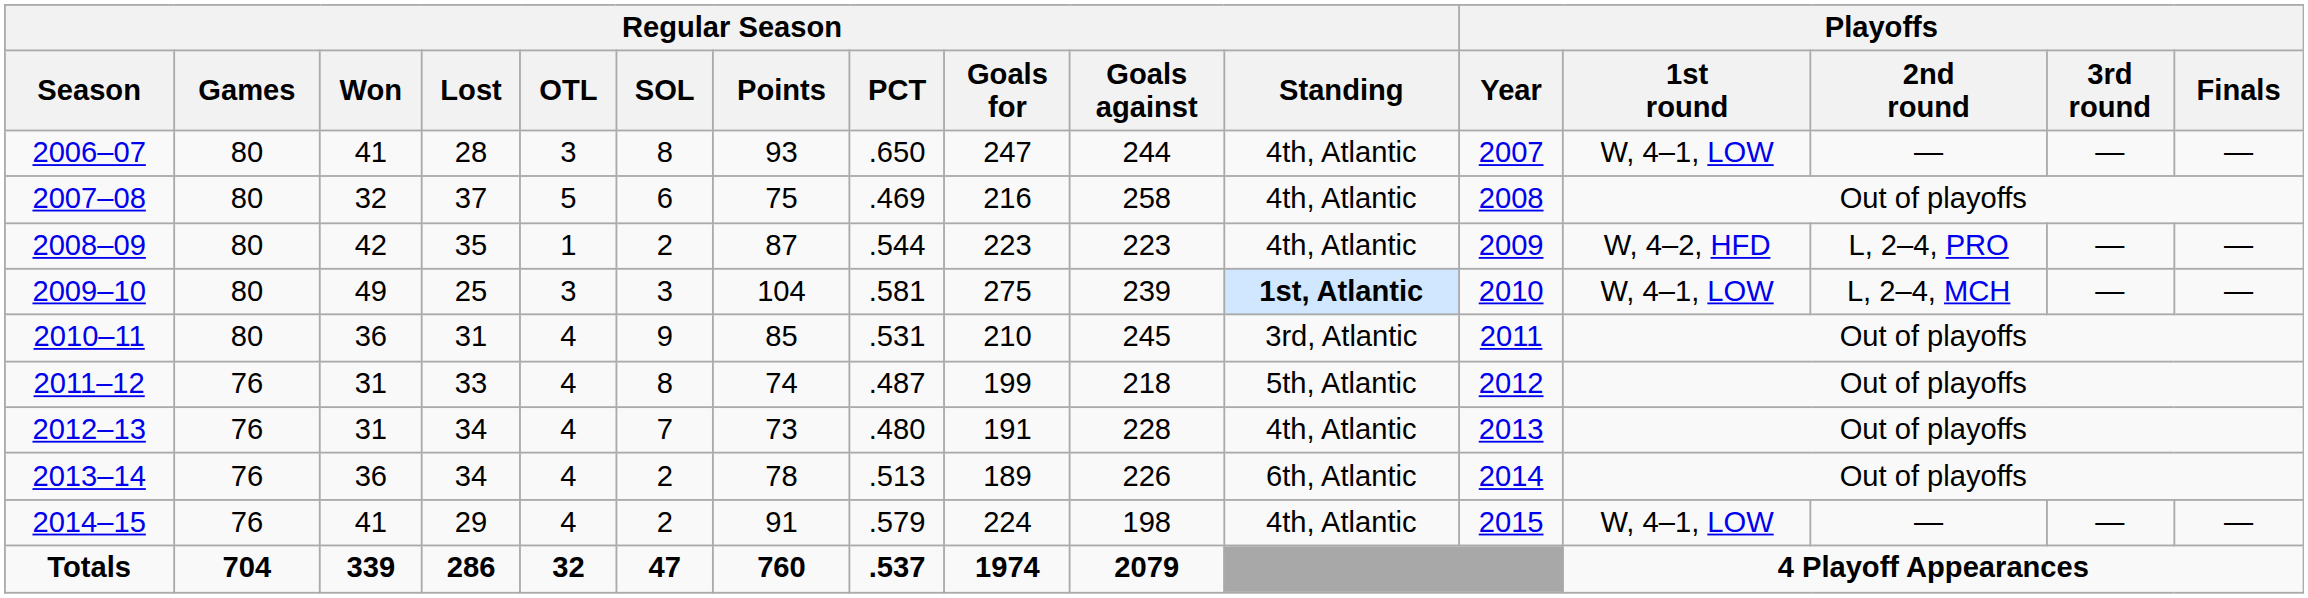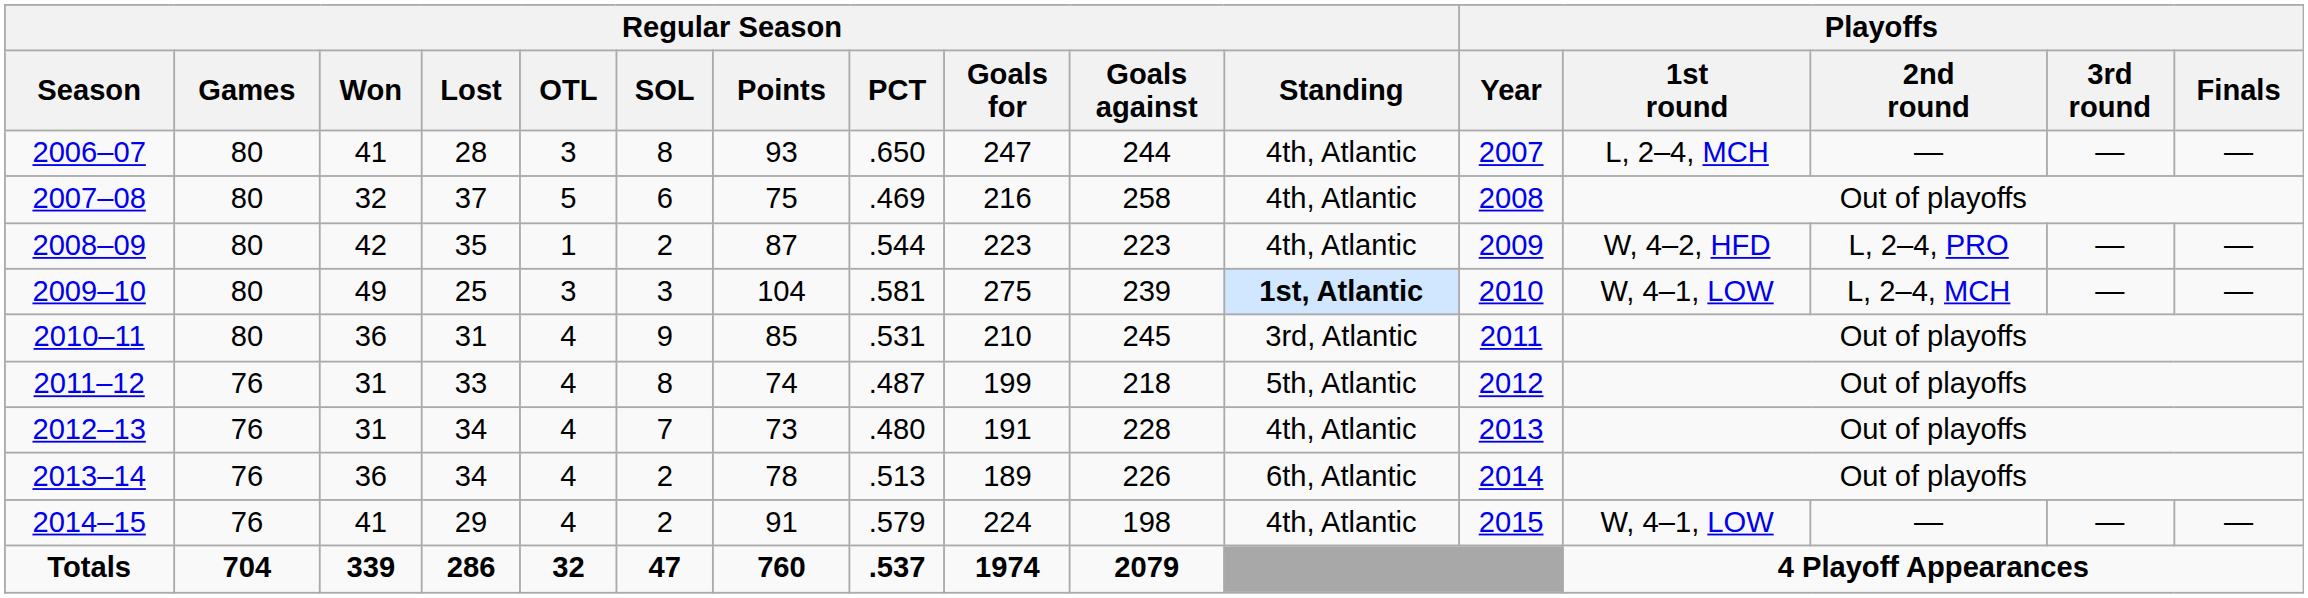(1687, 152) W, 4–1, LOW -> (1687, 152) L, 2–4, MCH
